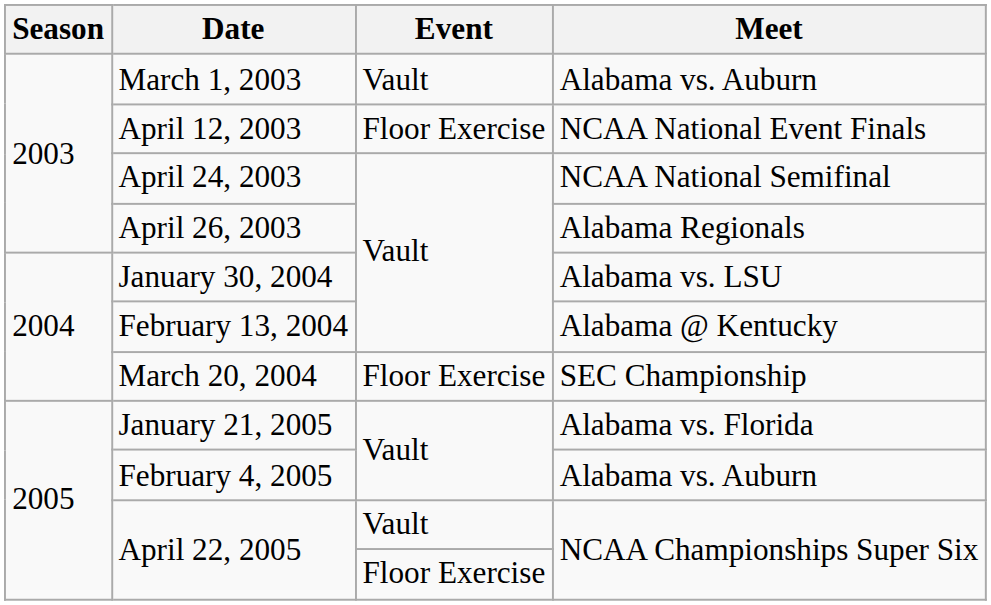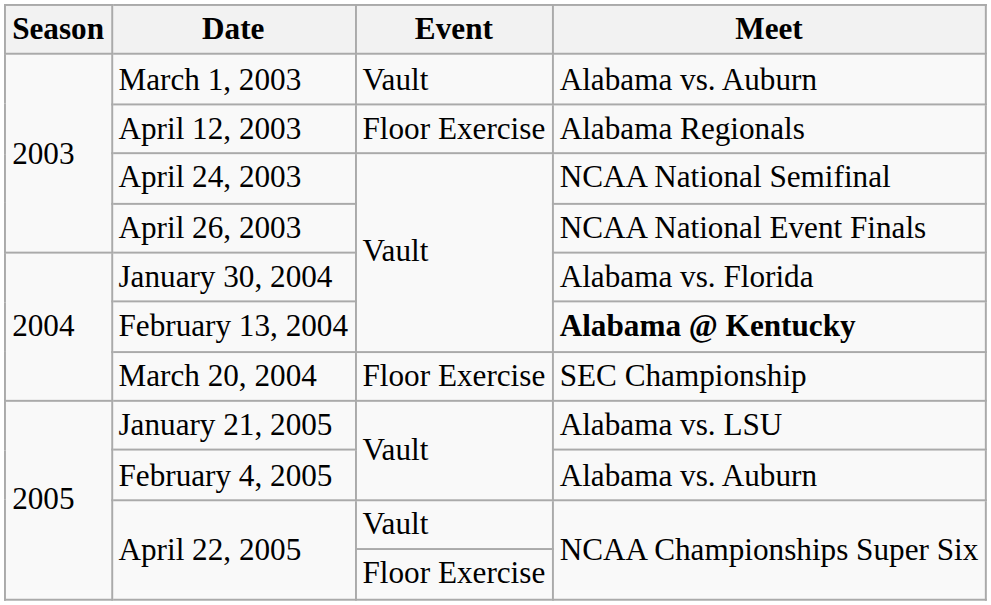(743, 128) NCAA National Event Finals -> (682, 128) Alabama Regionals
(682, 227) Alabama Regionals -> (743, 227) NCAA National Event Finals
(671, 276) Alabama vs. LSU -> (687, 276) Alabama vs. Florida
(699, 326) normal -> (708, 326) bold
(687, 425) Alabama vs. Florida -> (671, 425) Alabama vs. LSU
